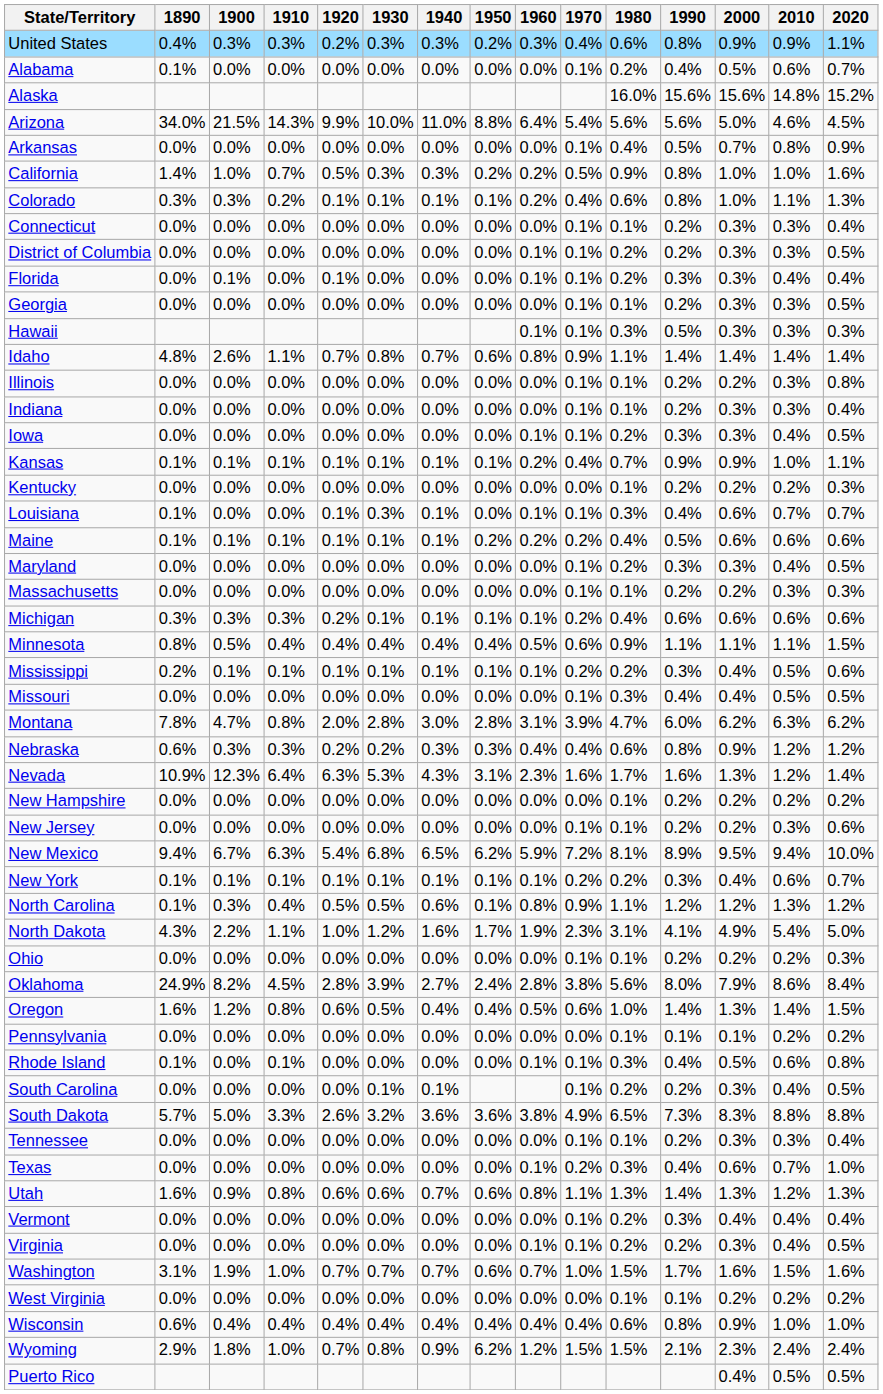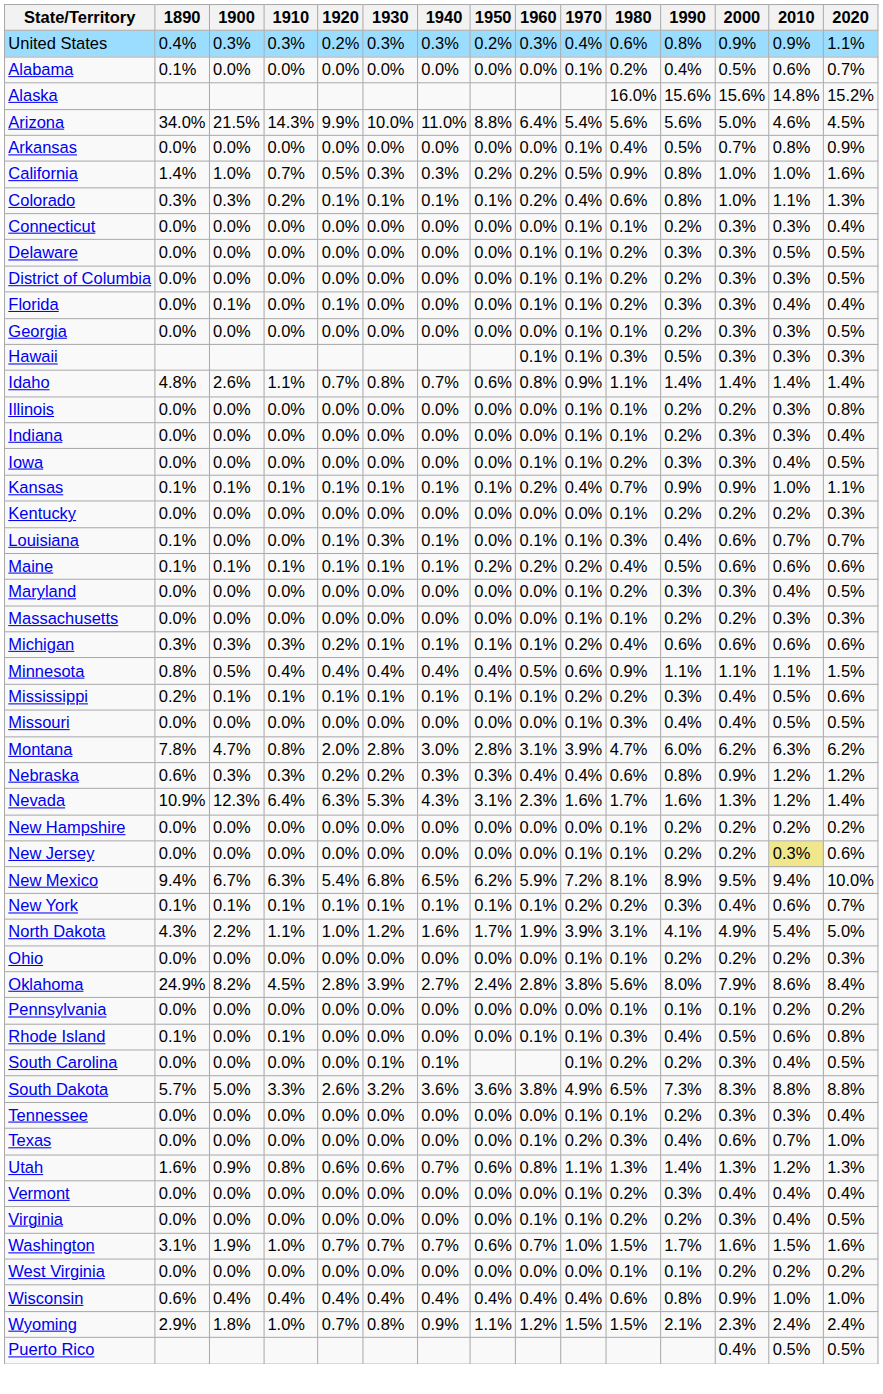+ row: (43, 252)
(792, 827) no background -> (792, 853) khaki background
- row: (61, 906)
(583, 932) 2.3% -> (583, 932) 3.9%
- row: (36, 1010)
(493, 1350) 6.2% -> (493, 1324) 1.1%
